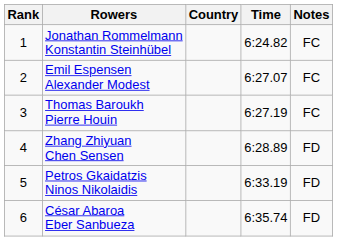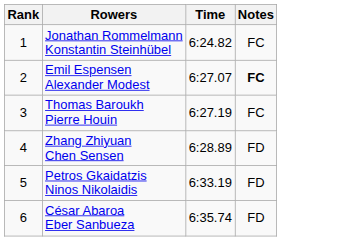- column: (213, 14)
(312, 77) normal -> (256, 77) bold
